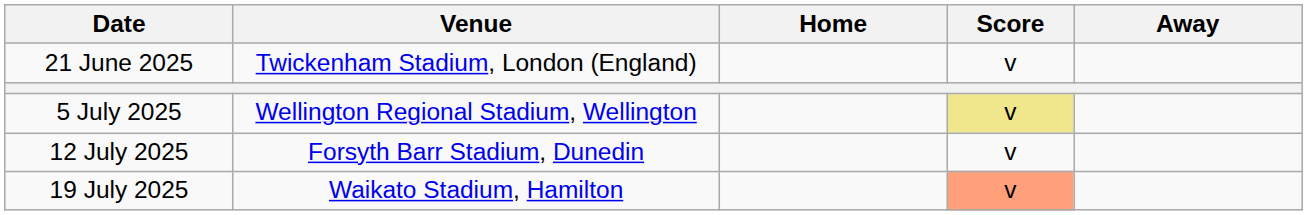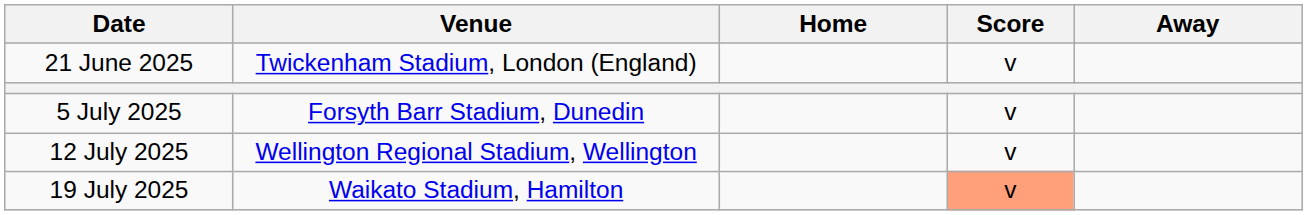(476, 112) Wellington Regional Stadium, Wellington -> (476, 112) Forsyth Barr Stadium, Dunedin
(1010, 112) khaki background -> (1010, 112) no background
(476, 151) Forsyth Barr Stadium, Dunedin -> (476, 151) Wellington Regional Stadium, Wellington
